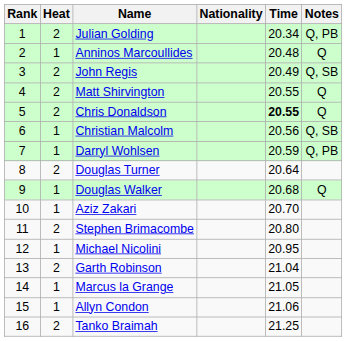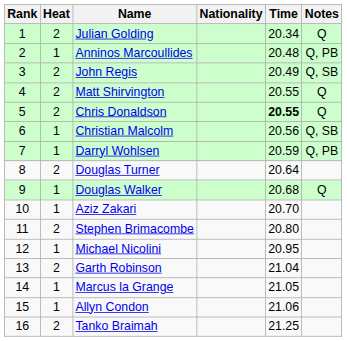(322, 33) Q, PB -> (322, 33) Q
(322, 53) Q -> (322, 53) Q, PB
